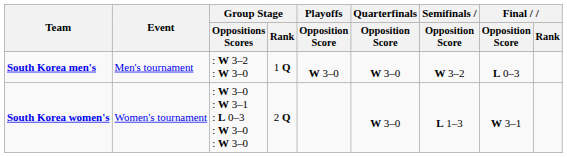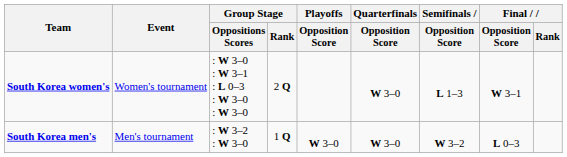rows swapped: (52, 67) <-> (58, 118)
